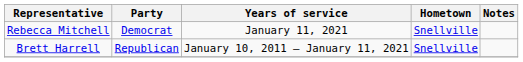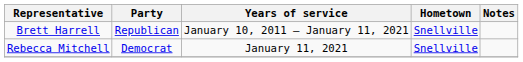rows swapped: (58, 48) <-> (58, 30)
